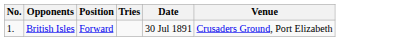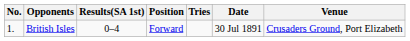+ column: (112, 12)
